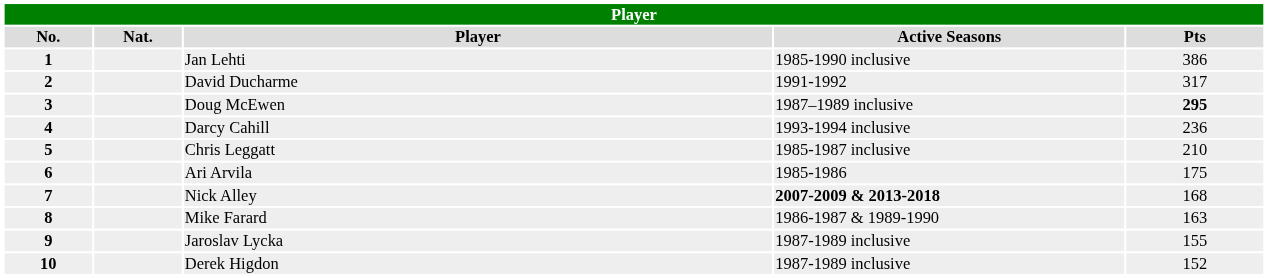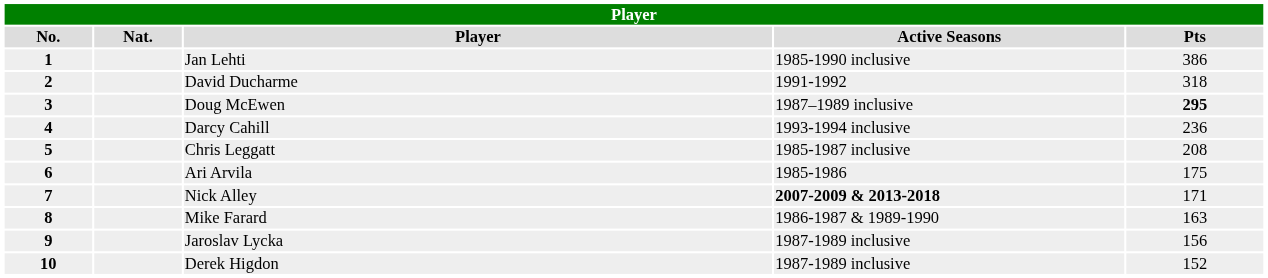(1195, 82) 317 -> (1195, 82) 318
(1195, 150) 210 -> (1195, 150) 208
(1195, 195) 168 -> (1195, 195) 171
(1195, 240) 155 -> (1195, 240) 156
